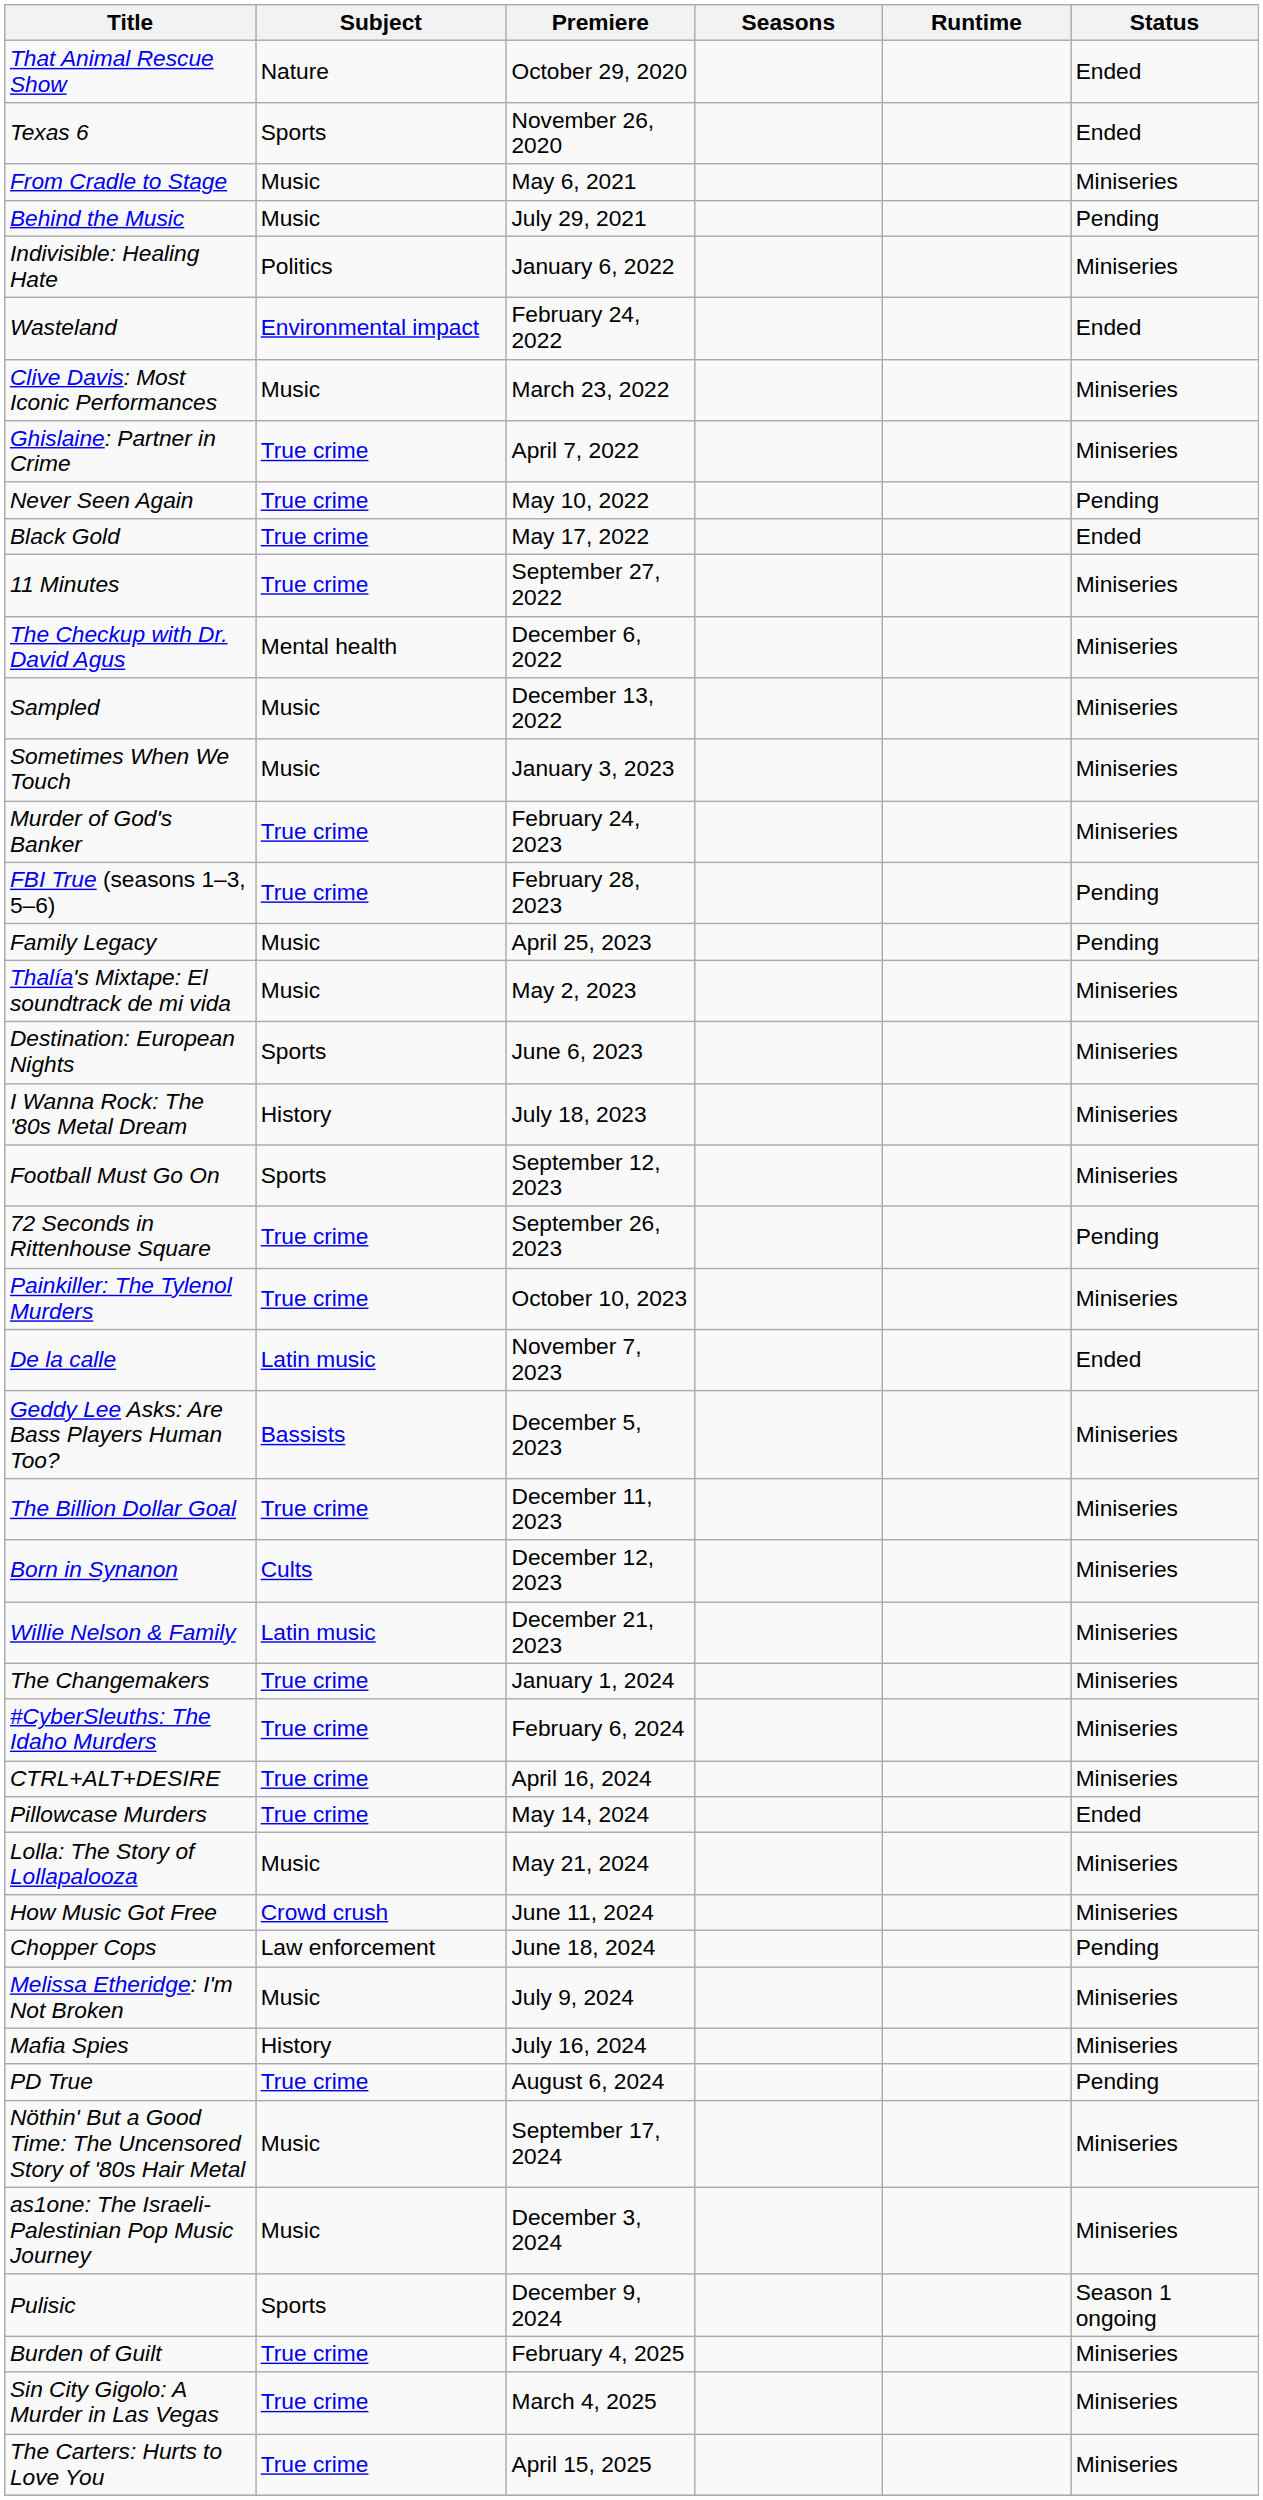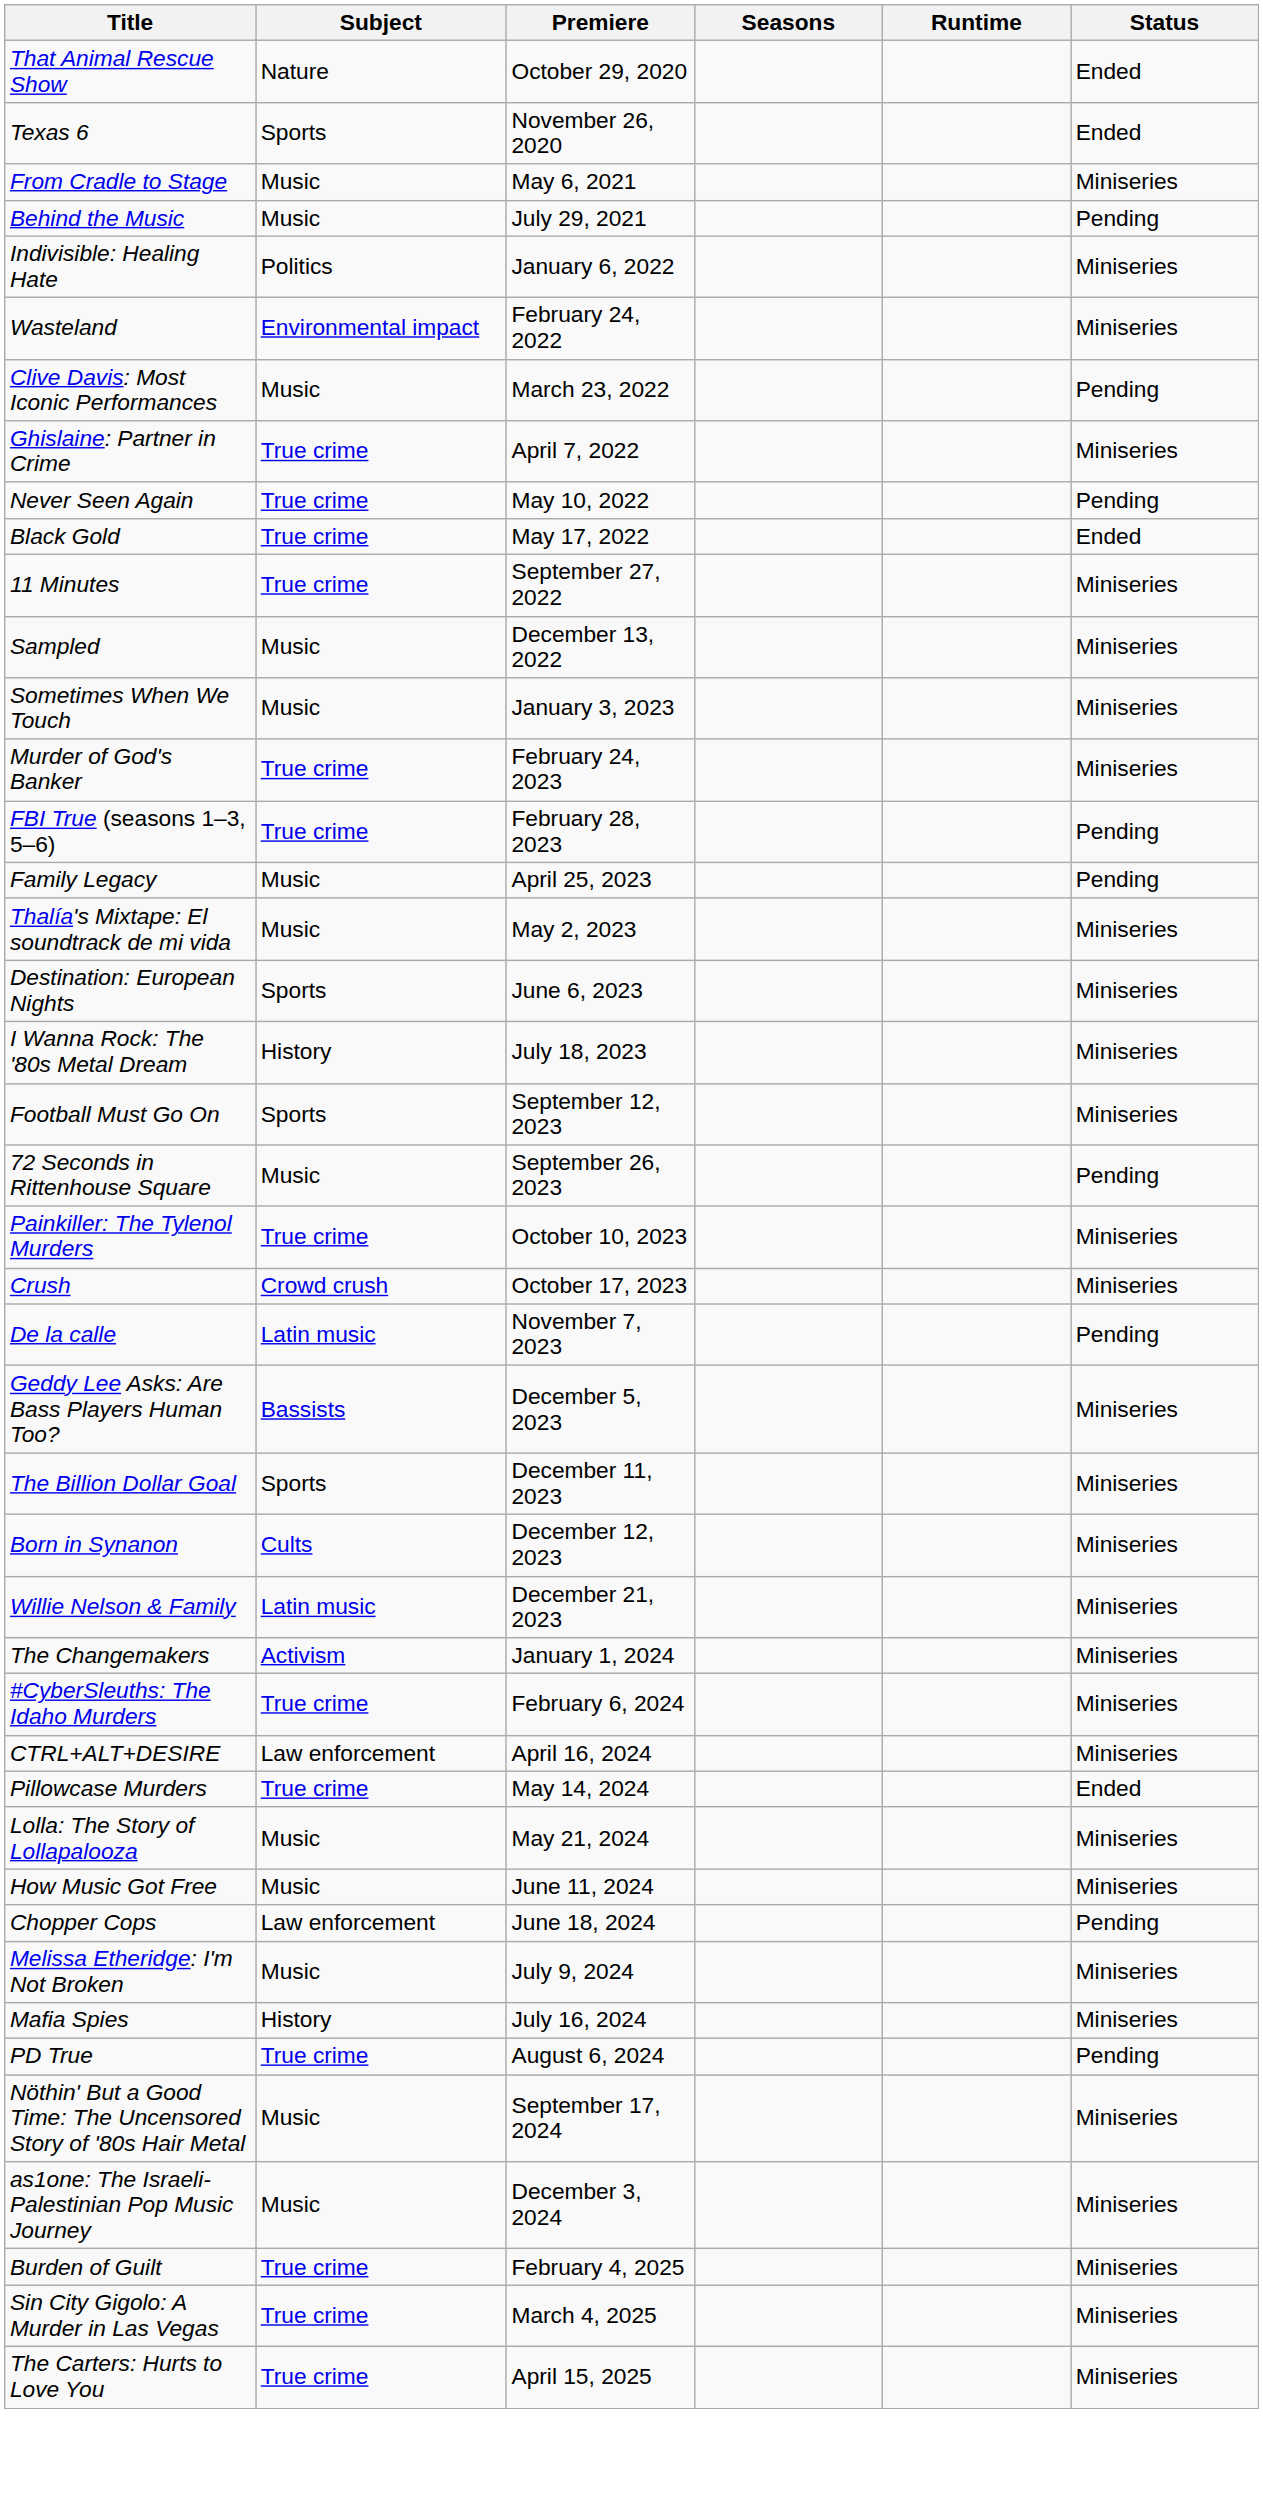(1109, 328) Ended -> (1127, 328) Miniseries
(1127, 389) Miniseries -> (1117, 389) Pending
- row: (119, 646)
(315, 1236) True crime -> (290, 1175) Music
+ row: (40, 1285)
(1109, 1360) Ended -> (1117, 1334) Pending
(315, 1508) True crime -> (294, 1483) Sports
(315, 1680) True crime -> (303, 1655) Activism
(315, 1778) True crime -> (348, 1752) Law enforcement
(324, 1912) Crowd crush -> (290, 1886) Music
- row: (43, 2304)
